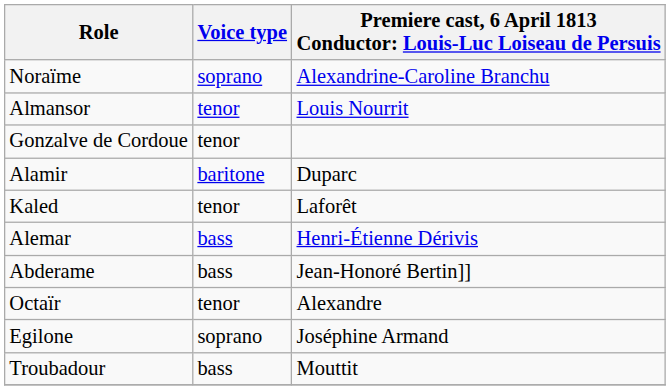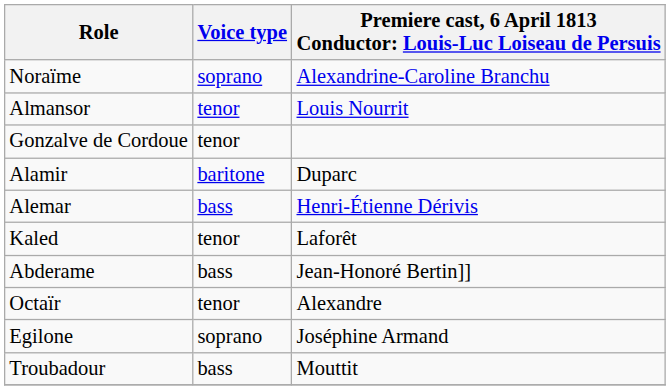rows swapped: (34, 206) <-> (40, 238)
